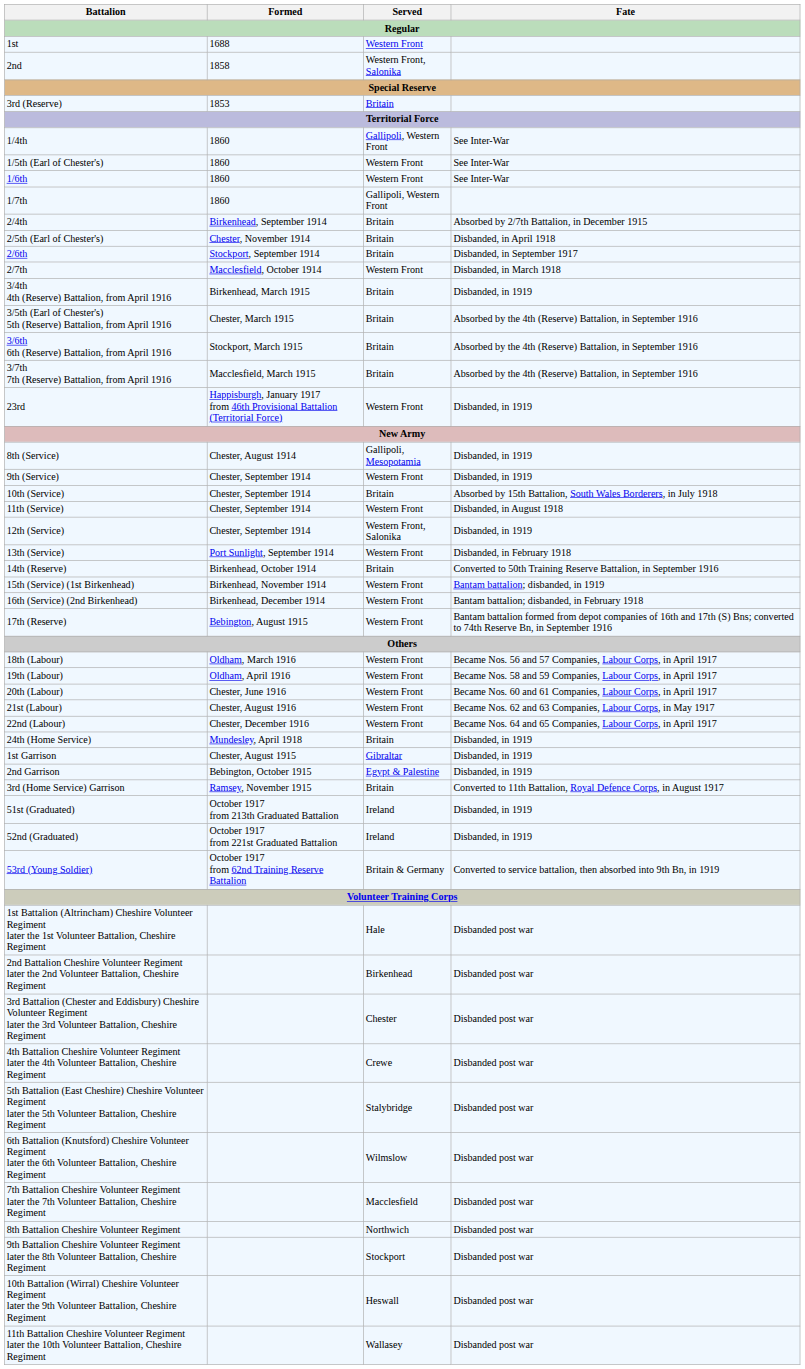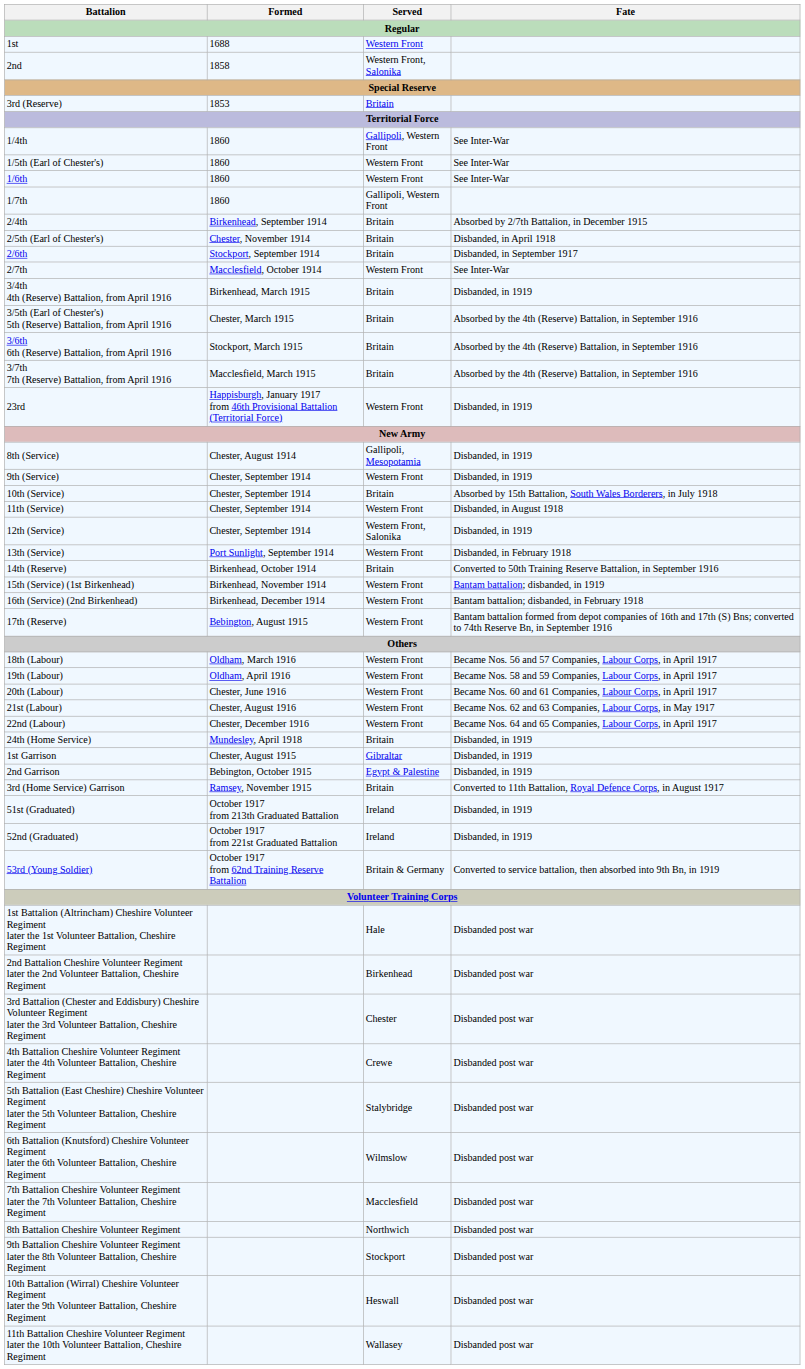(507, 270) Disbanded, in March 1918 -> (481, 270) See Inter-War
